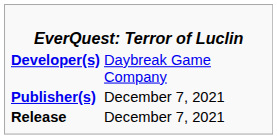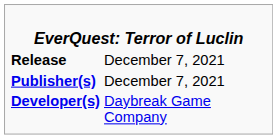rows swapped: (55, 60) <-> (39, 117)
